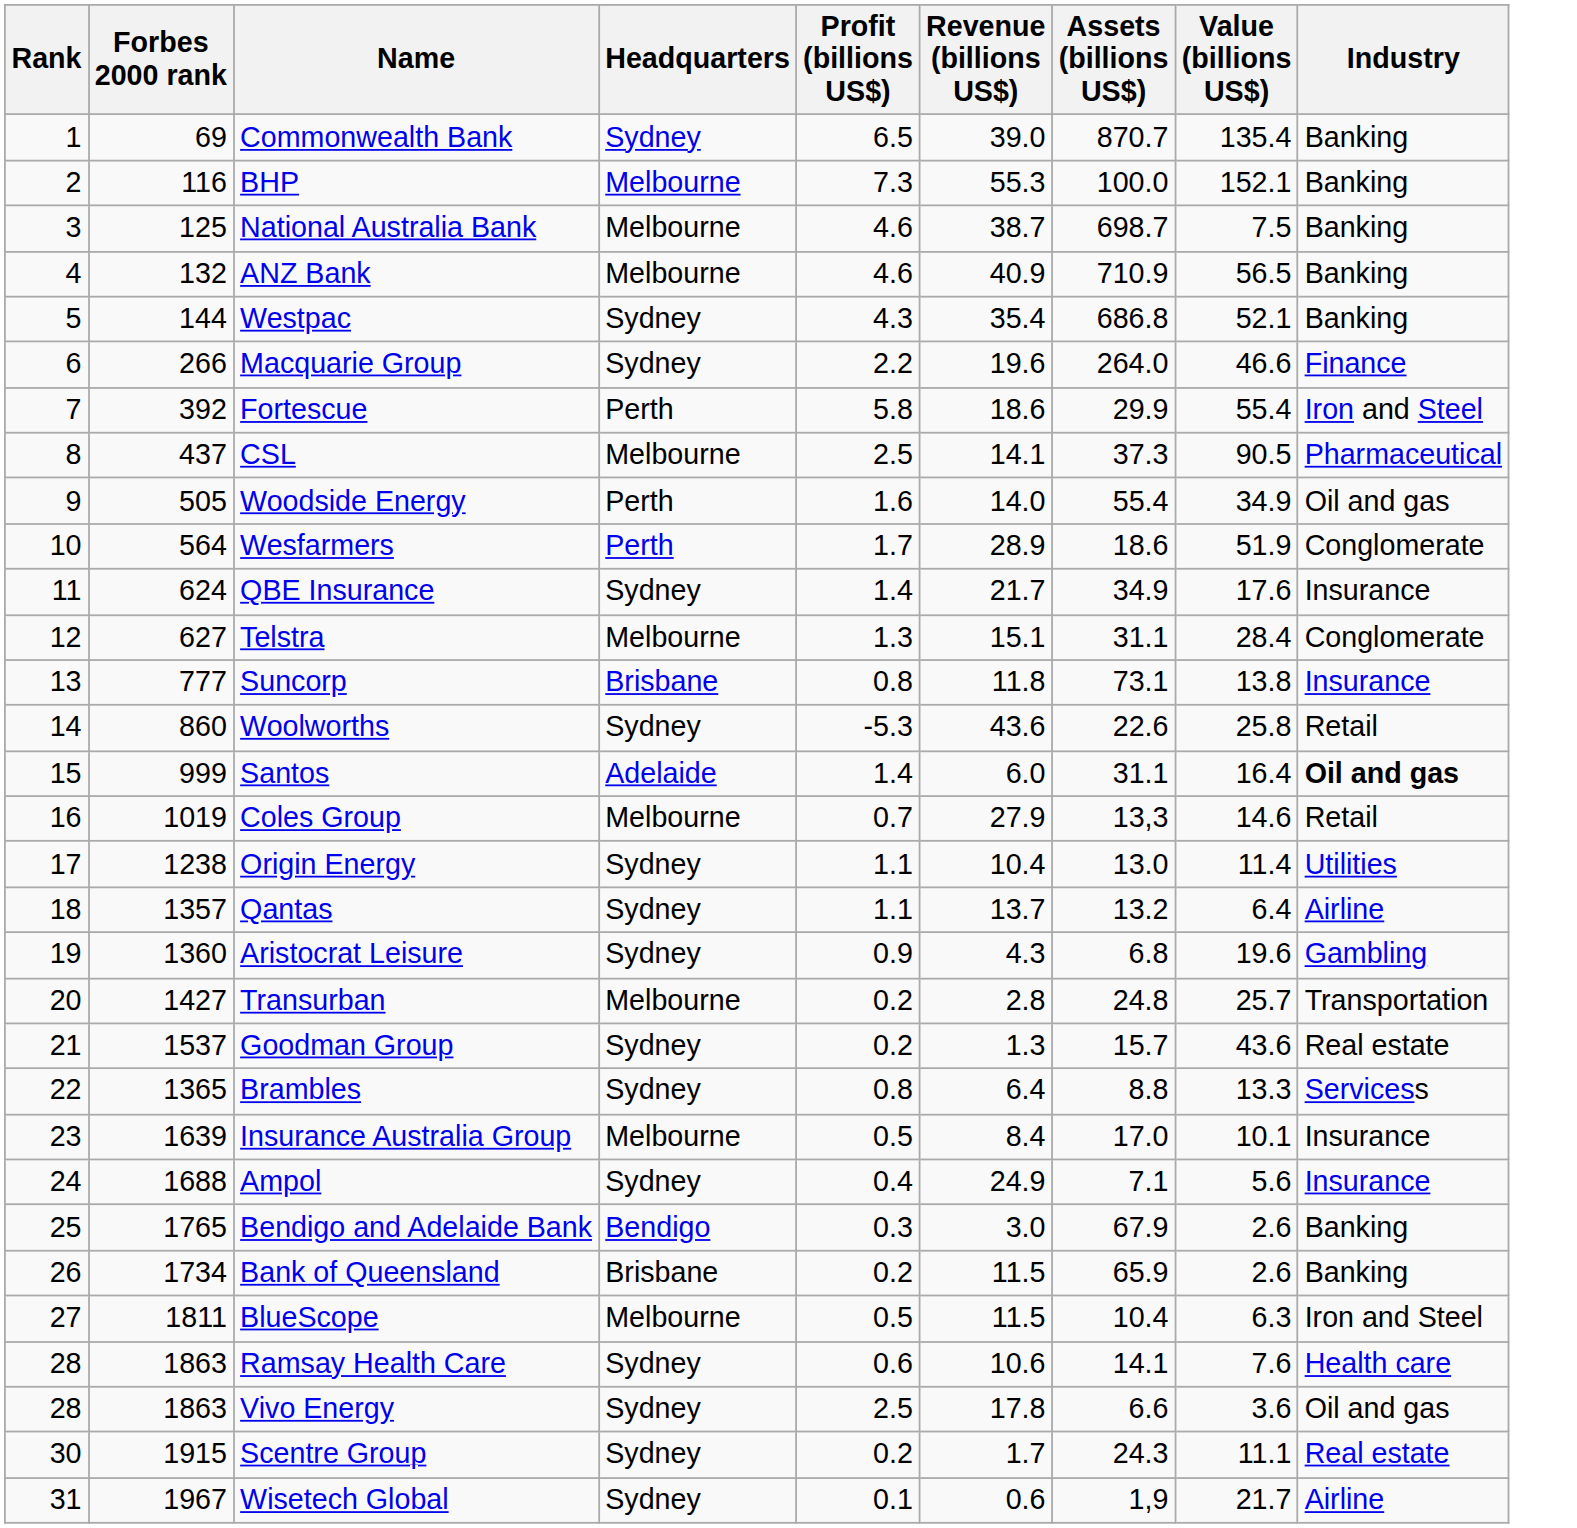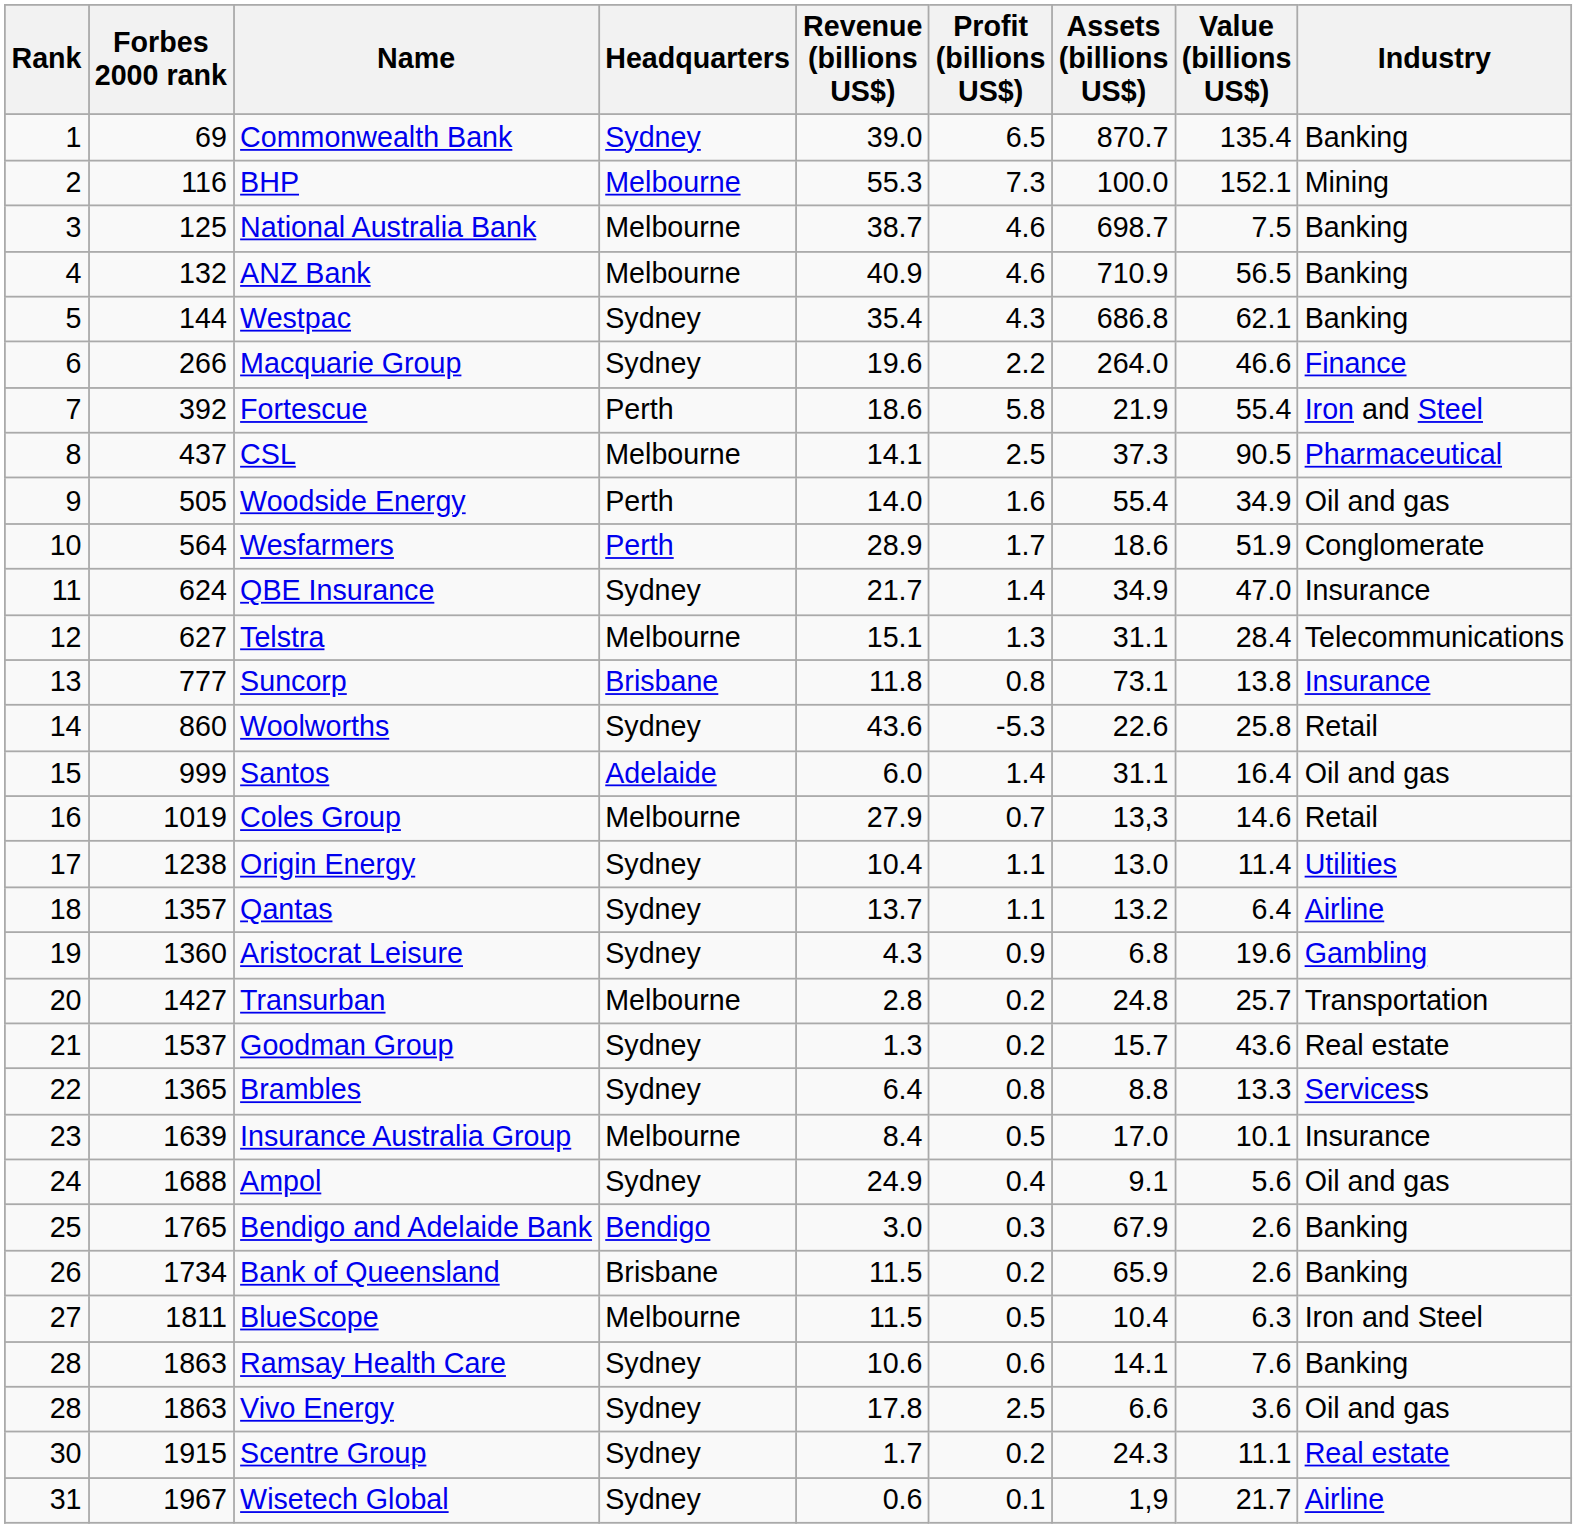columns swapped: (986, 59) <-> (858, 59)
(1356, 182) Banking -> (1347, 182) Mining
(1264, 318) 52.1 -> (1264, 318) 62.1
(1141, 409) 29.9 -> (1141, 409) 21.9
(1264, 591) 17.6 -> (1264, 591) 47.0
(1395, 636) Conglomerate -> (1434, 636) Telecommunications
(1382, 772) bold -> (1377, 772) normal
(1149, 1181) 7.1 -> (1149, 1181) 9.1
(1368, 1181) Insurance -> (1377, 1181) Oil and gas
(1378, 1363) Health care -> (1356, 1363) Banking
